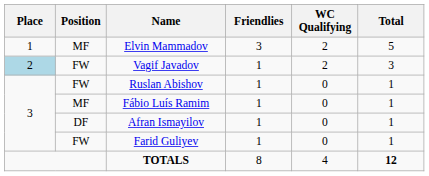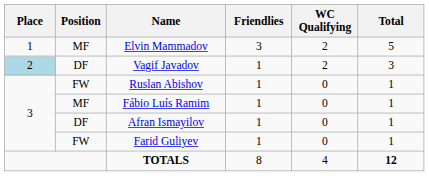(81, 65) FW -> (81, 65) DF
